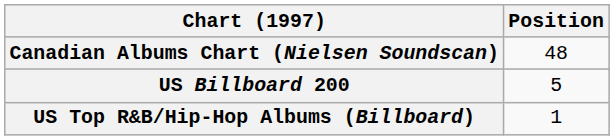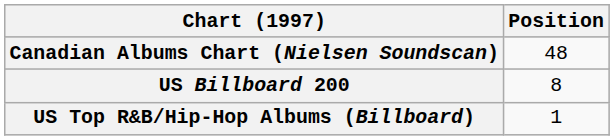(556, 86) 5 -> (556, 86) 8
